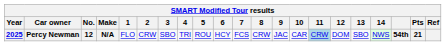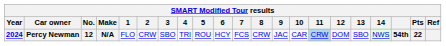(14, 35) 2025 -> (14, 35) 2024
(418, 35) 21 -> (418, 35) 22
